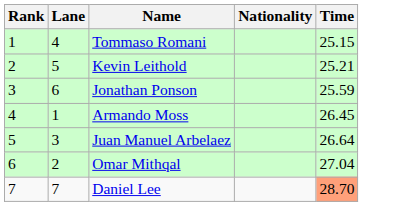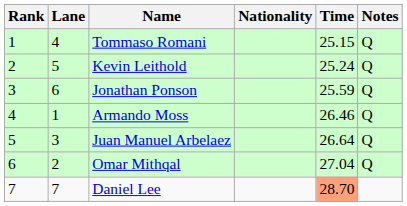+ column: (380, 16)
(337, 66) 25.21 -> (337, 66) 25.24
(337, 115) 26.45 -> (337, 115) 26.46
